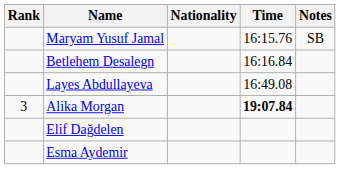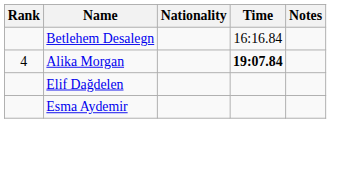- row: (105, 38)
- row: (100, 84)
(24, 107) 3 -> (24, 61) 4
